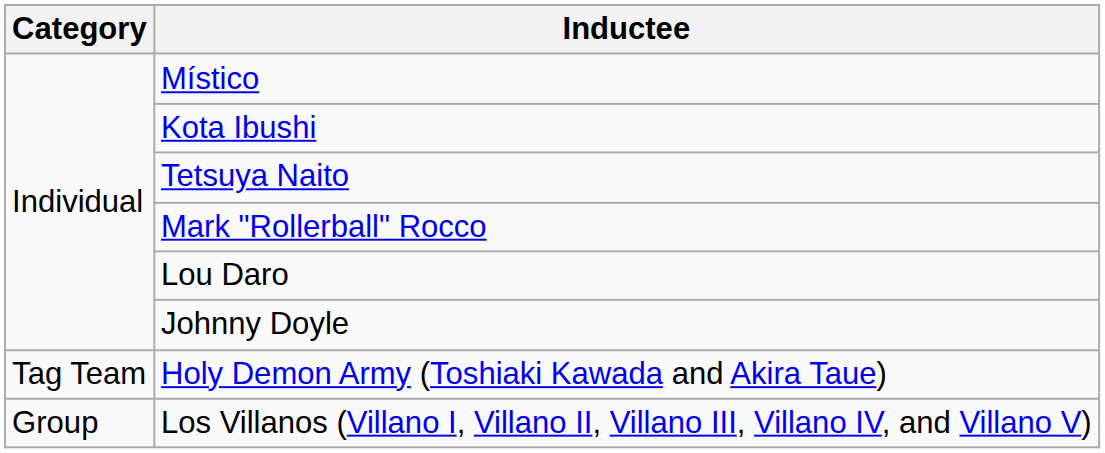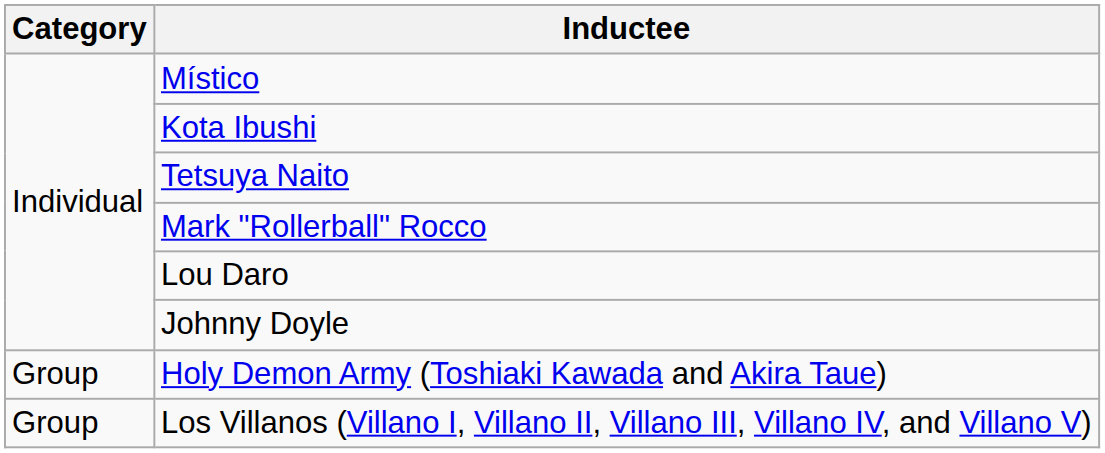(79, 373) Tag Team -> (55, 373) Group
